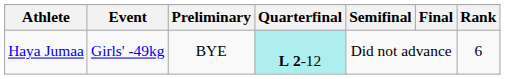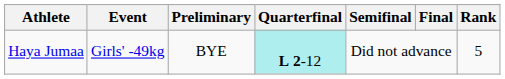(478, 52) 6 -> (478, 52) 5
